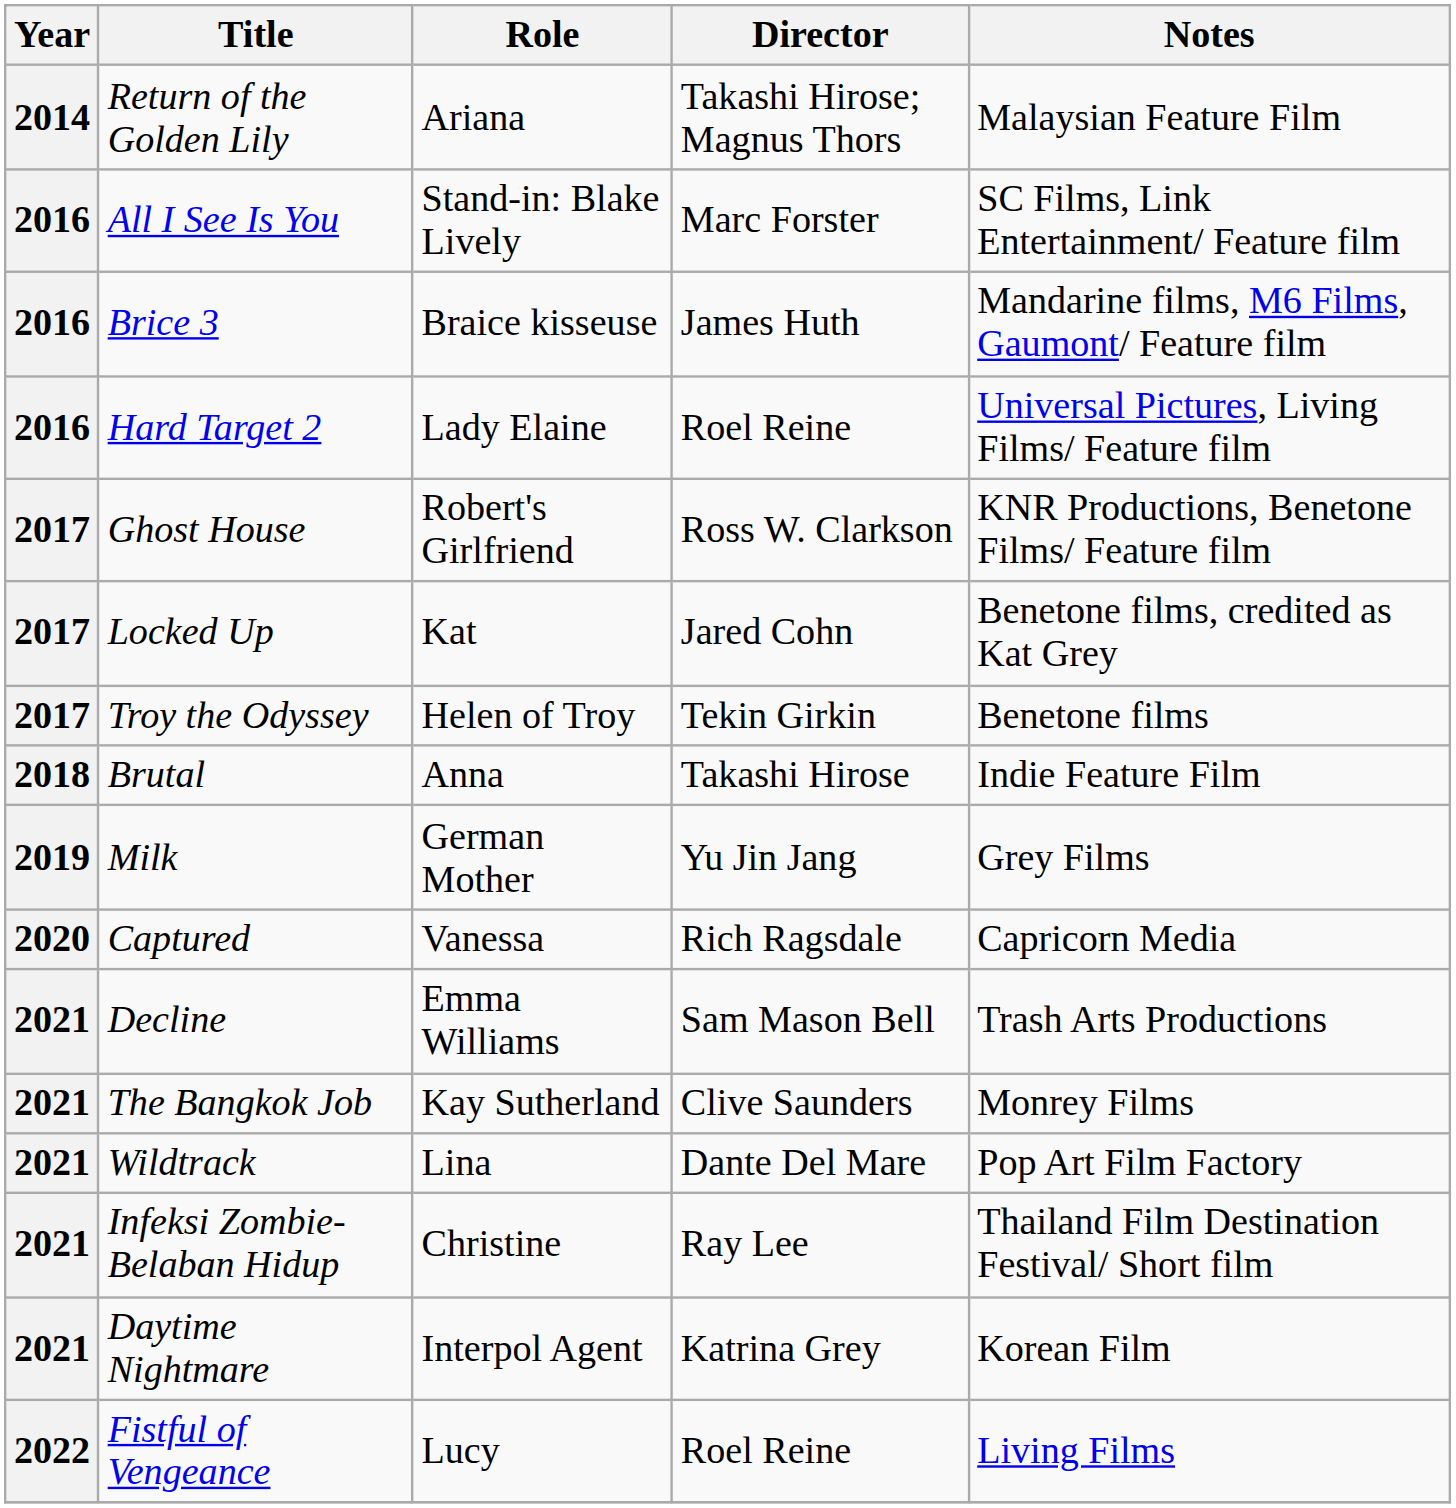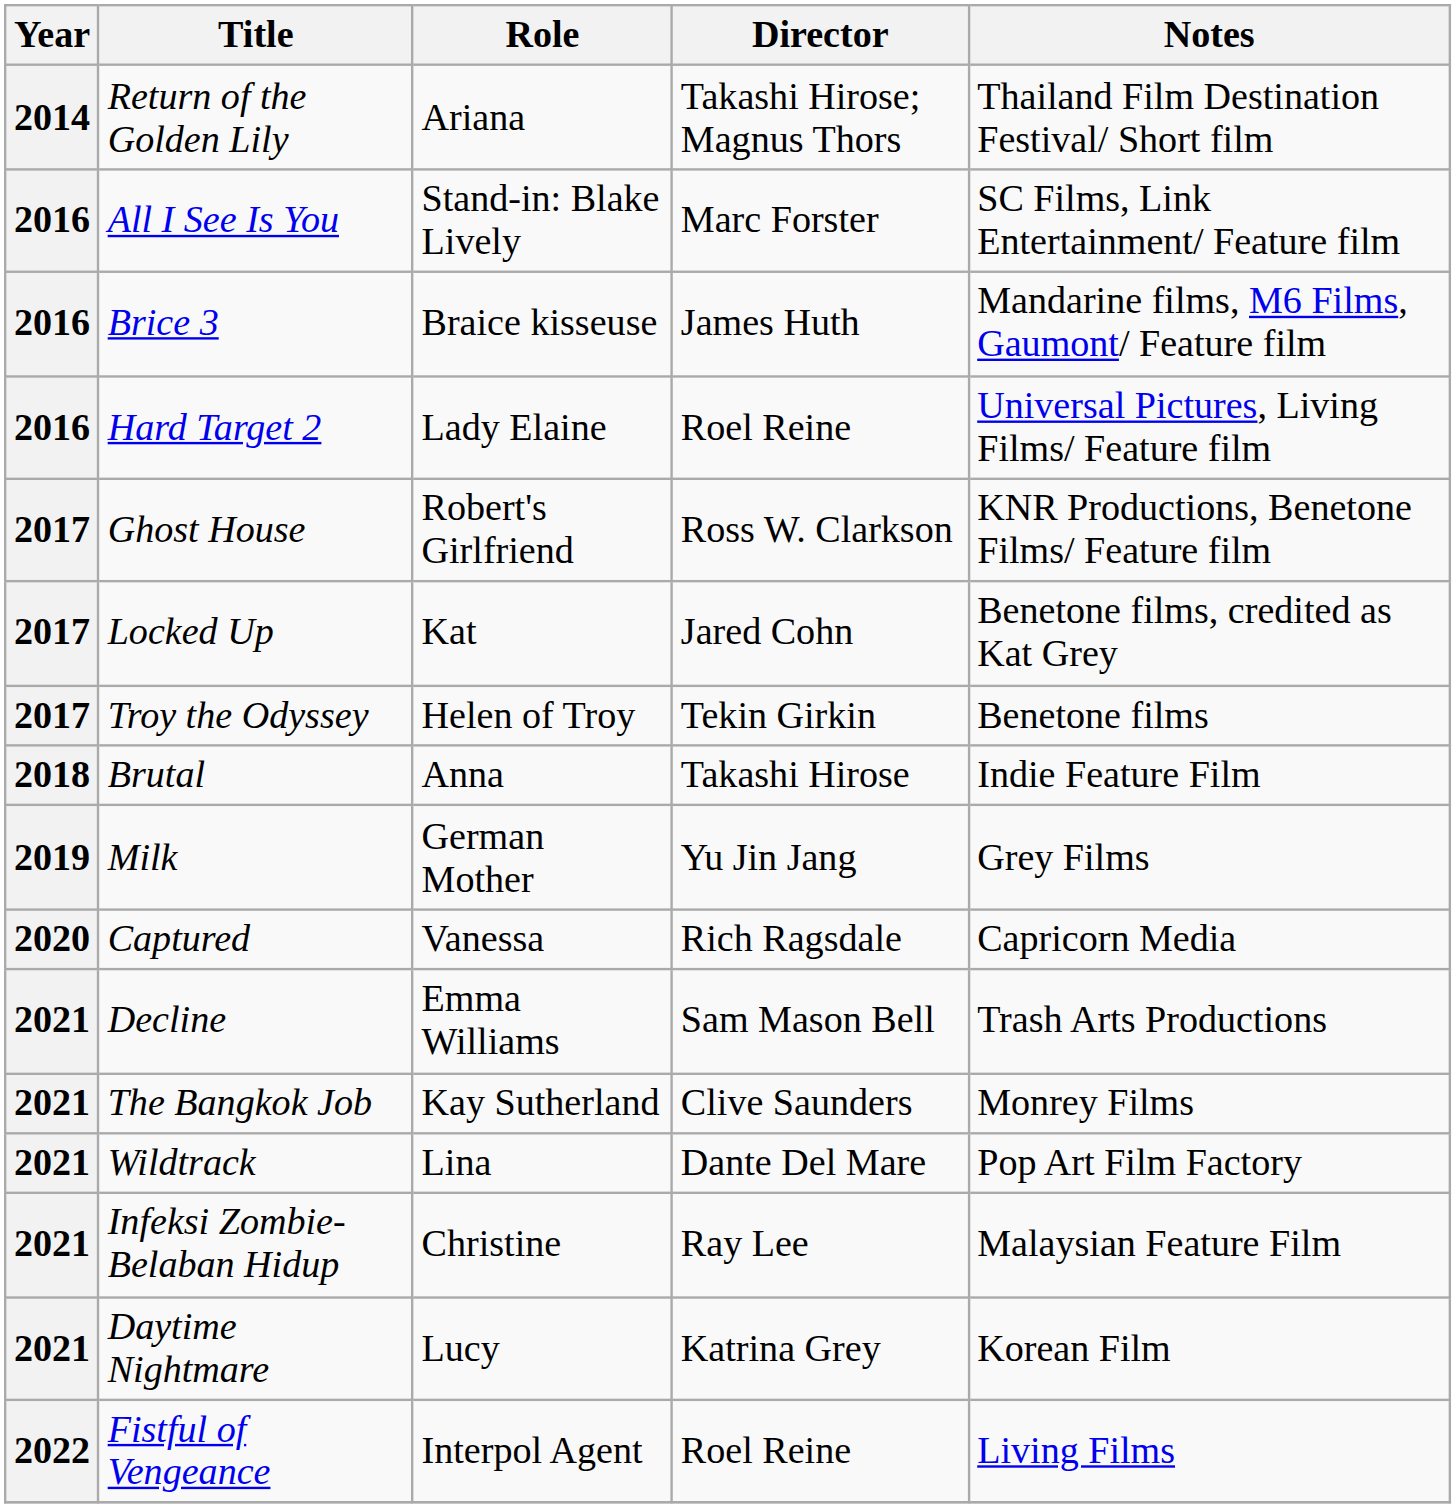(1159, 116) Malaysian Feature Film -> (1178, 116) Thailand Film Destination Festival/ Short film
(1178, 1244) Thailand Film Destination Festival/ Short film -> (1159, 1244) Malaysian Feature Film
(532, 1347) Interpol Agent -> (461, 1347) Lucy
(461, 1450) Lucy -> (532, 1450) Interpol Agent
